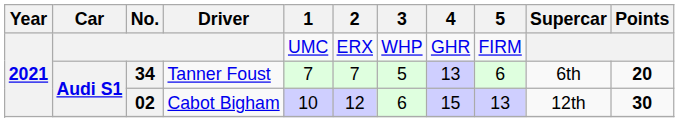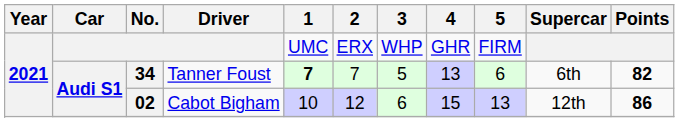(308, 75) normal -> (308, 75) bold
(642, 75) 20 -> (642, 75) 82
(642, 103) 30 -> (642, 103) 86
